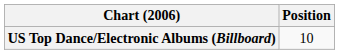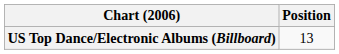(307, 37) 10 -> (307, 37) 13
